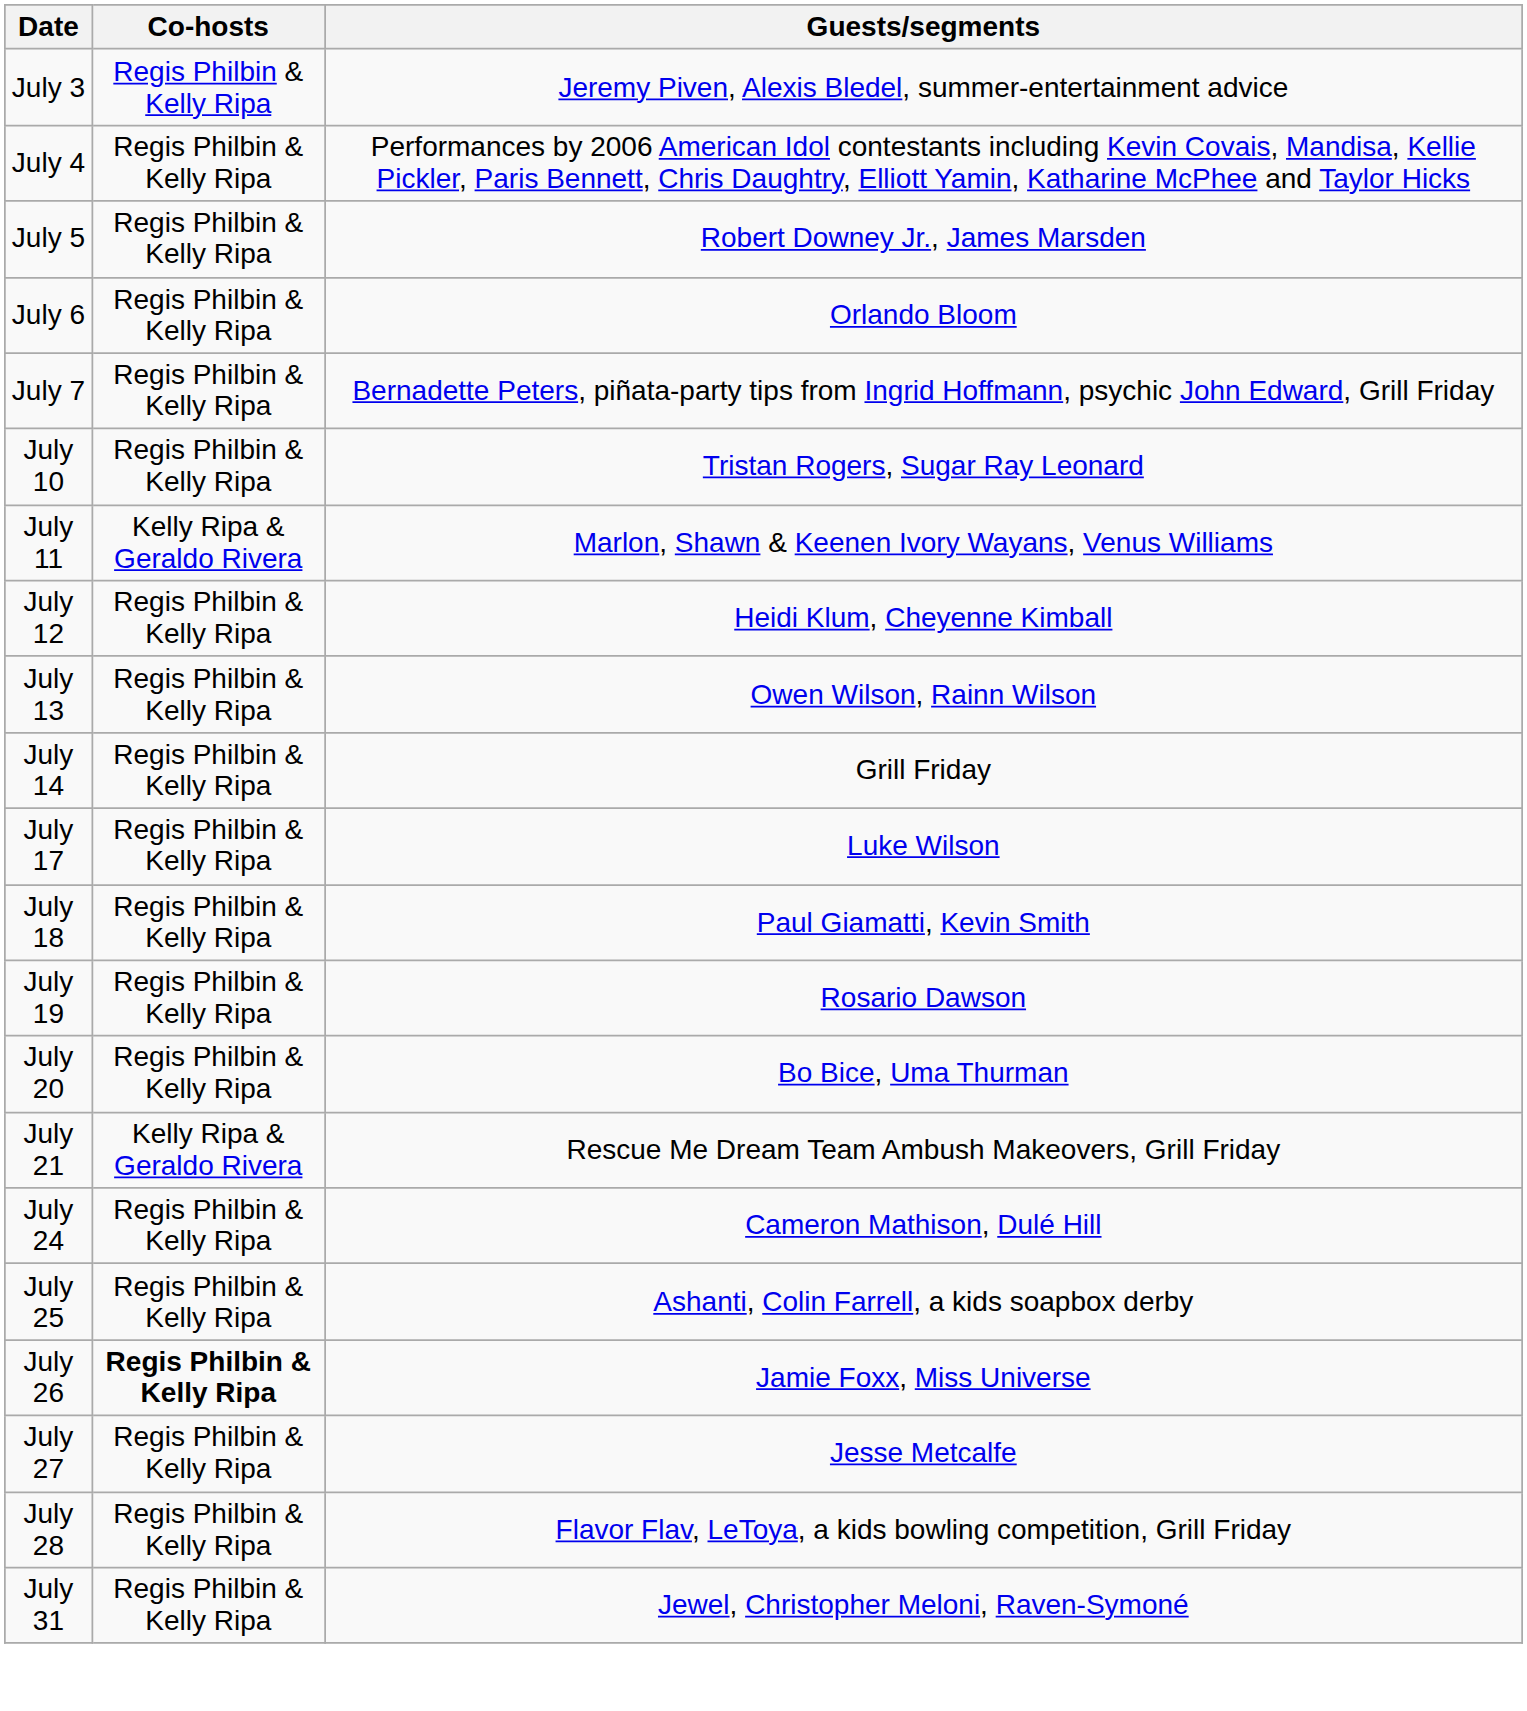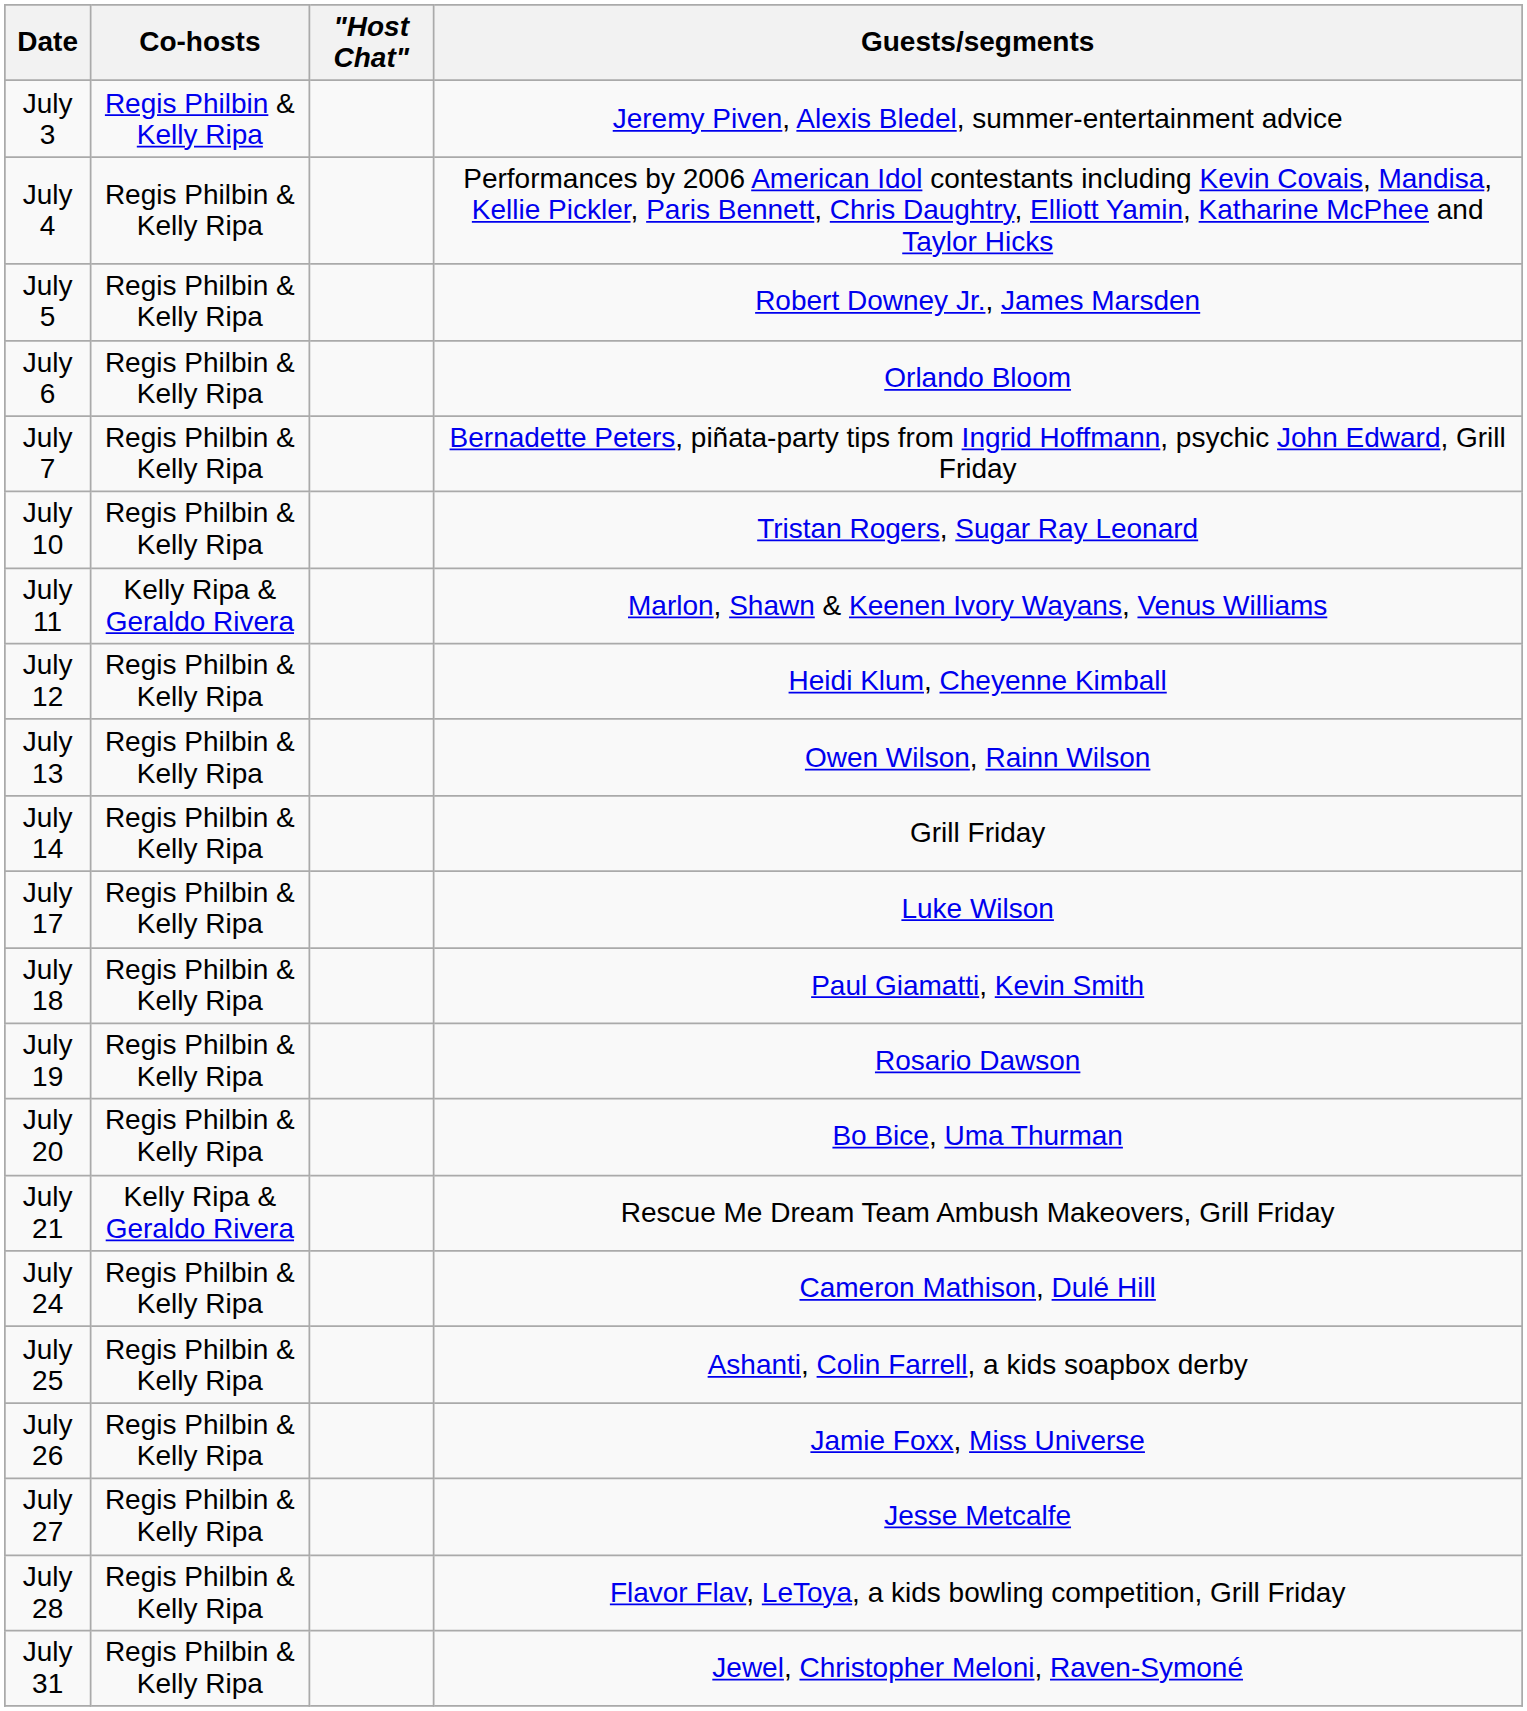+ column: (371, 42)
(208, 1377) bold -> (200, 1440) normal
